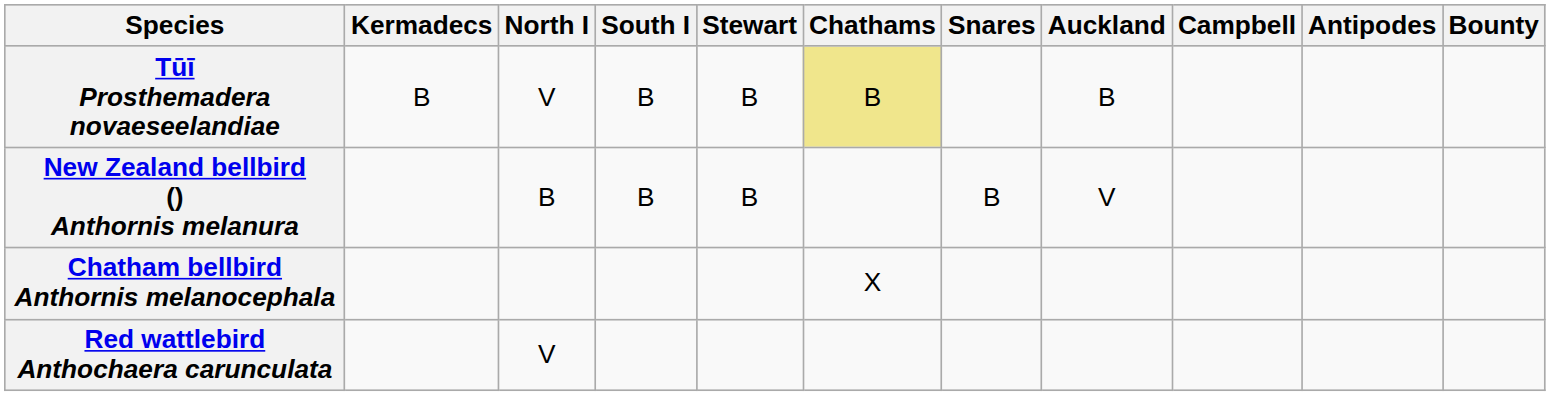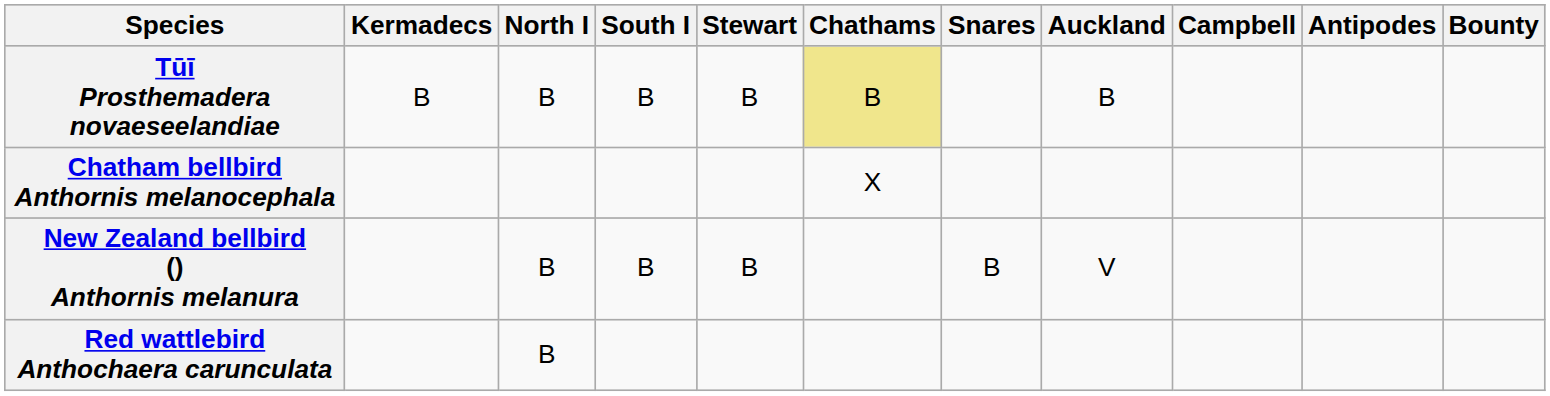(547, 96) V -> (547, 96) B
rows swapped: (175, 197) <-> (175, 282)
(547, 354) V -> (547, 354) B
